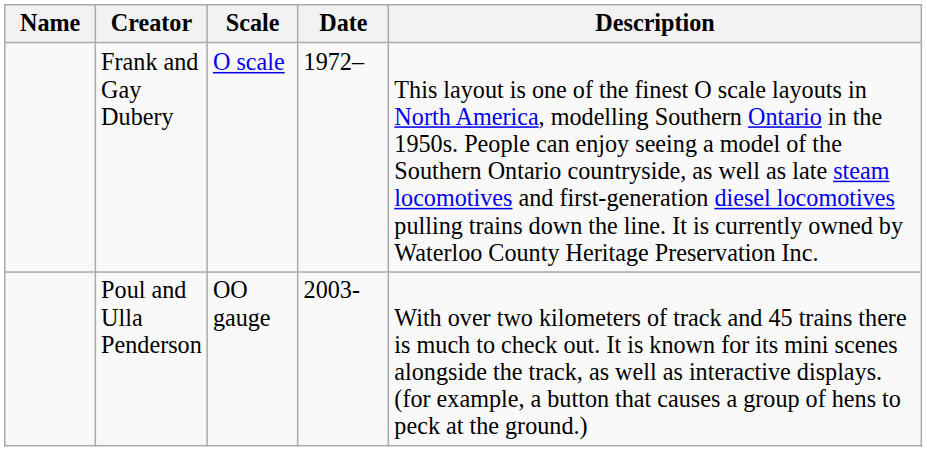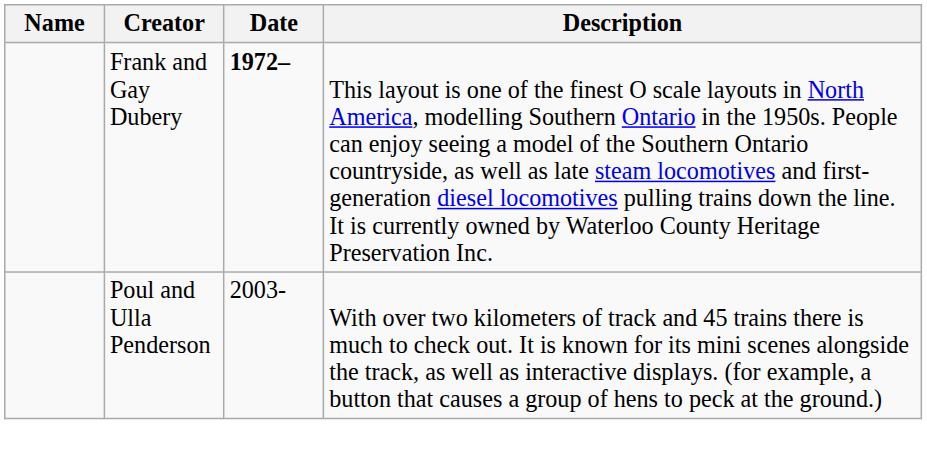- column: (253, 23)
(334, 61) normal -> (260, 61) bold
